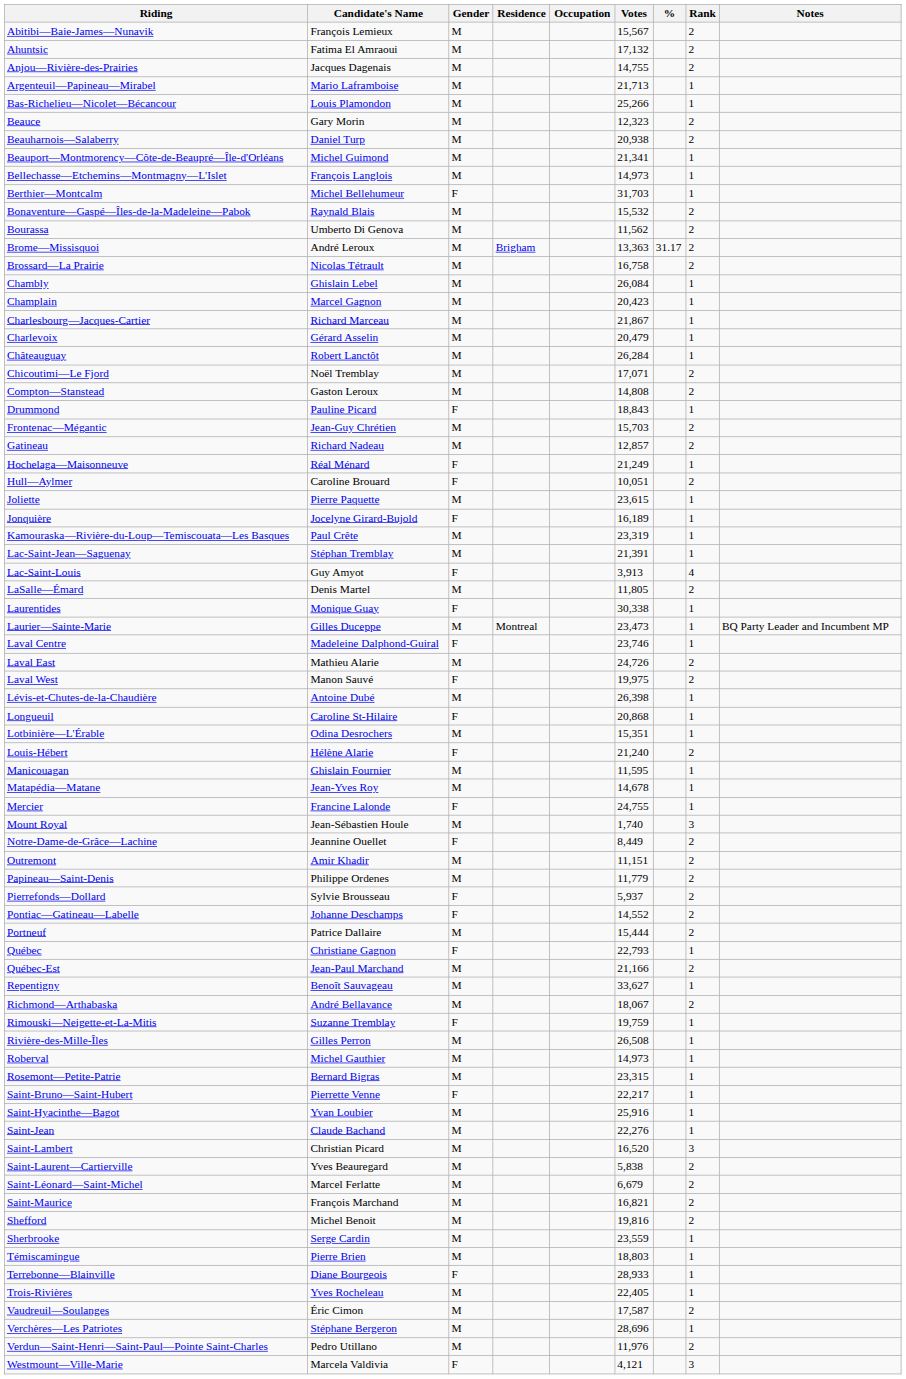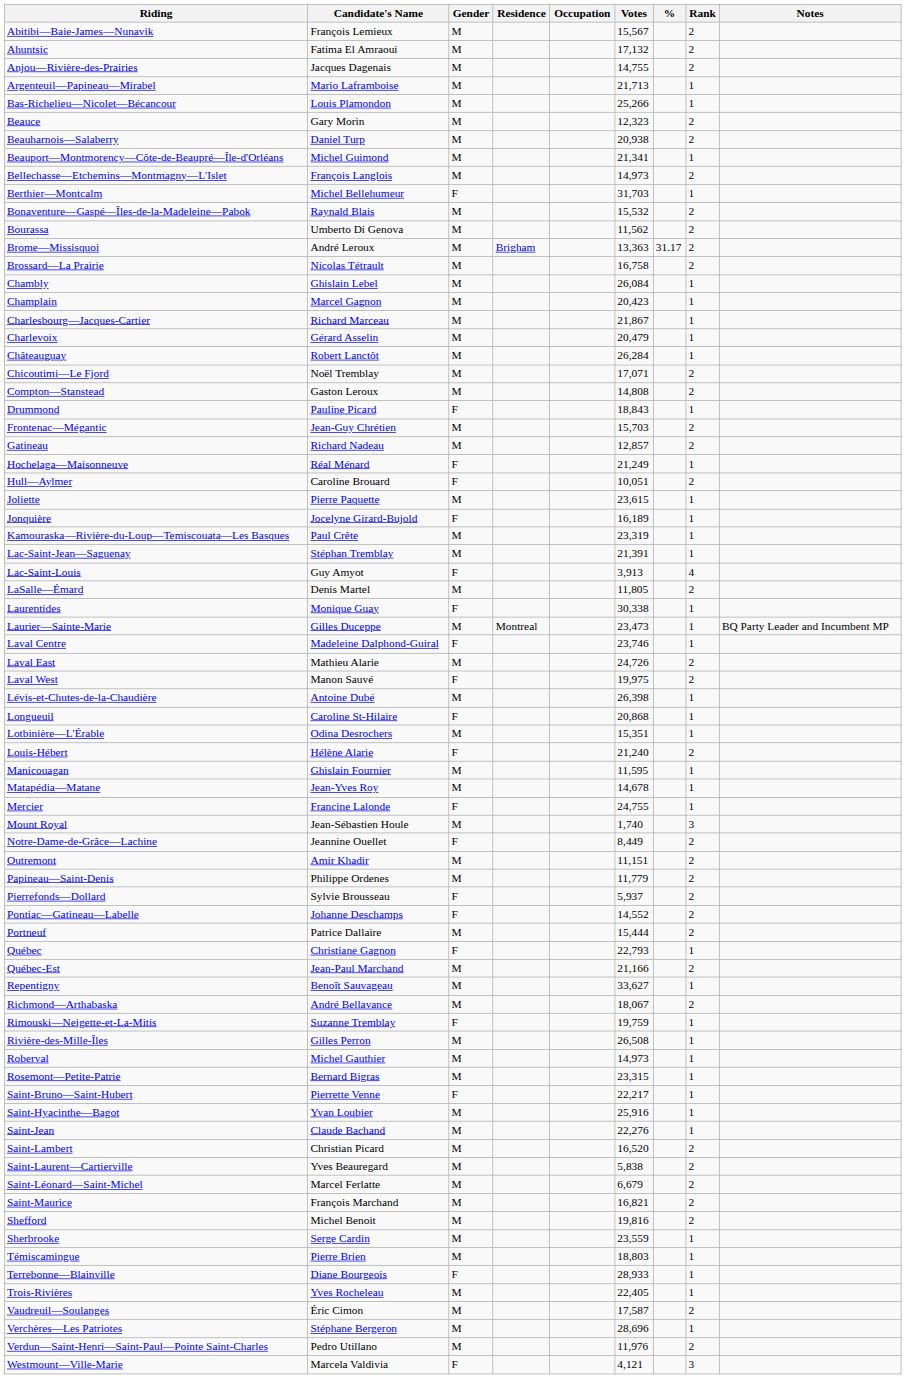(691, 175) 1 -> (691, 175) 2
(691, 1148) 3 -> (691, 1148) 2
